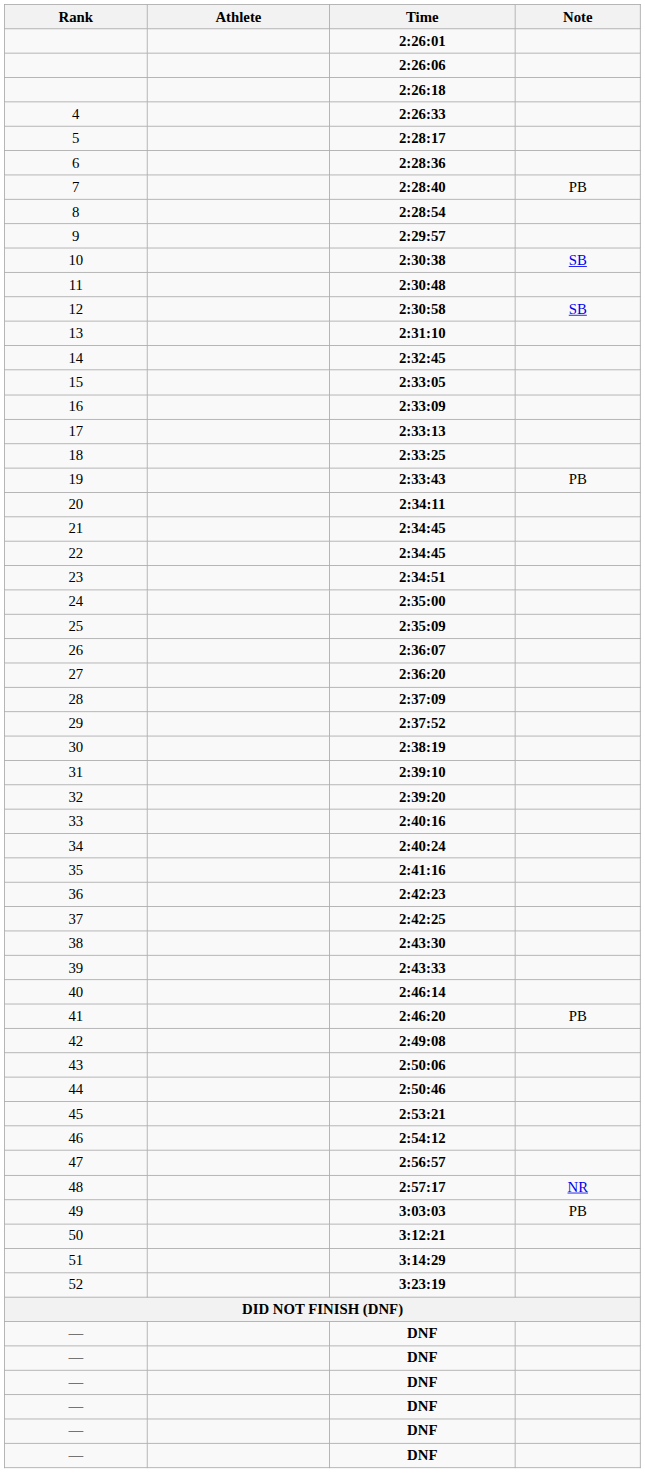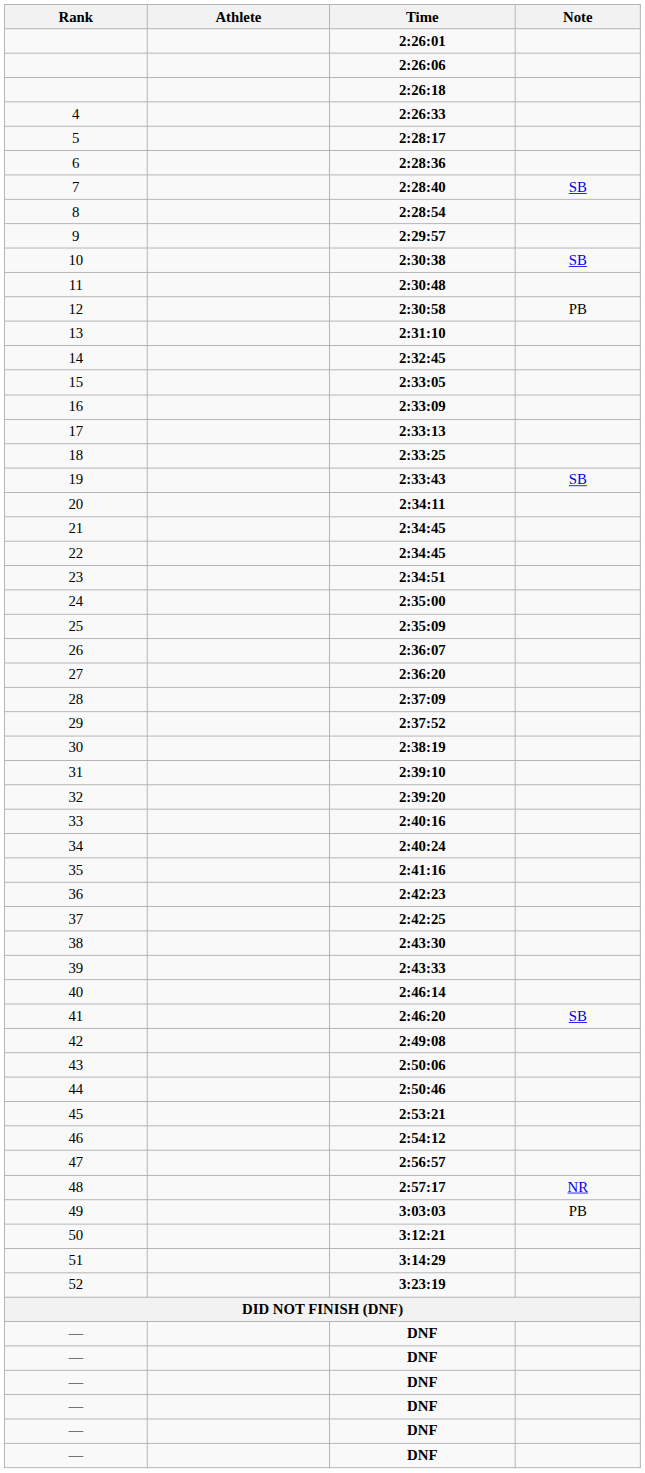(578, 186) PB -> (578, 186) SB
(578, 308) SB -> (578, 308) PB
(578, 479) PB -> (578, 479) SB
(578, 1016) PB -> (578, 1016) SB
